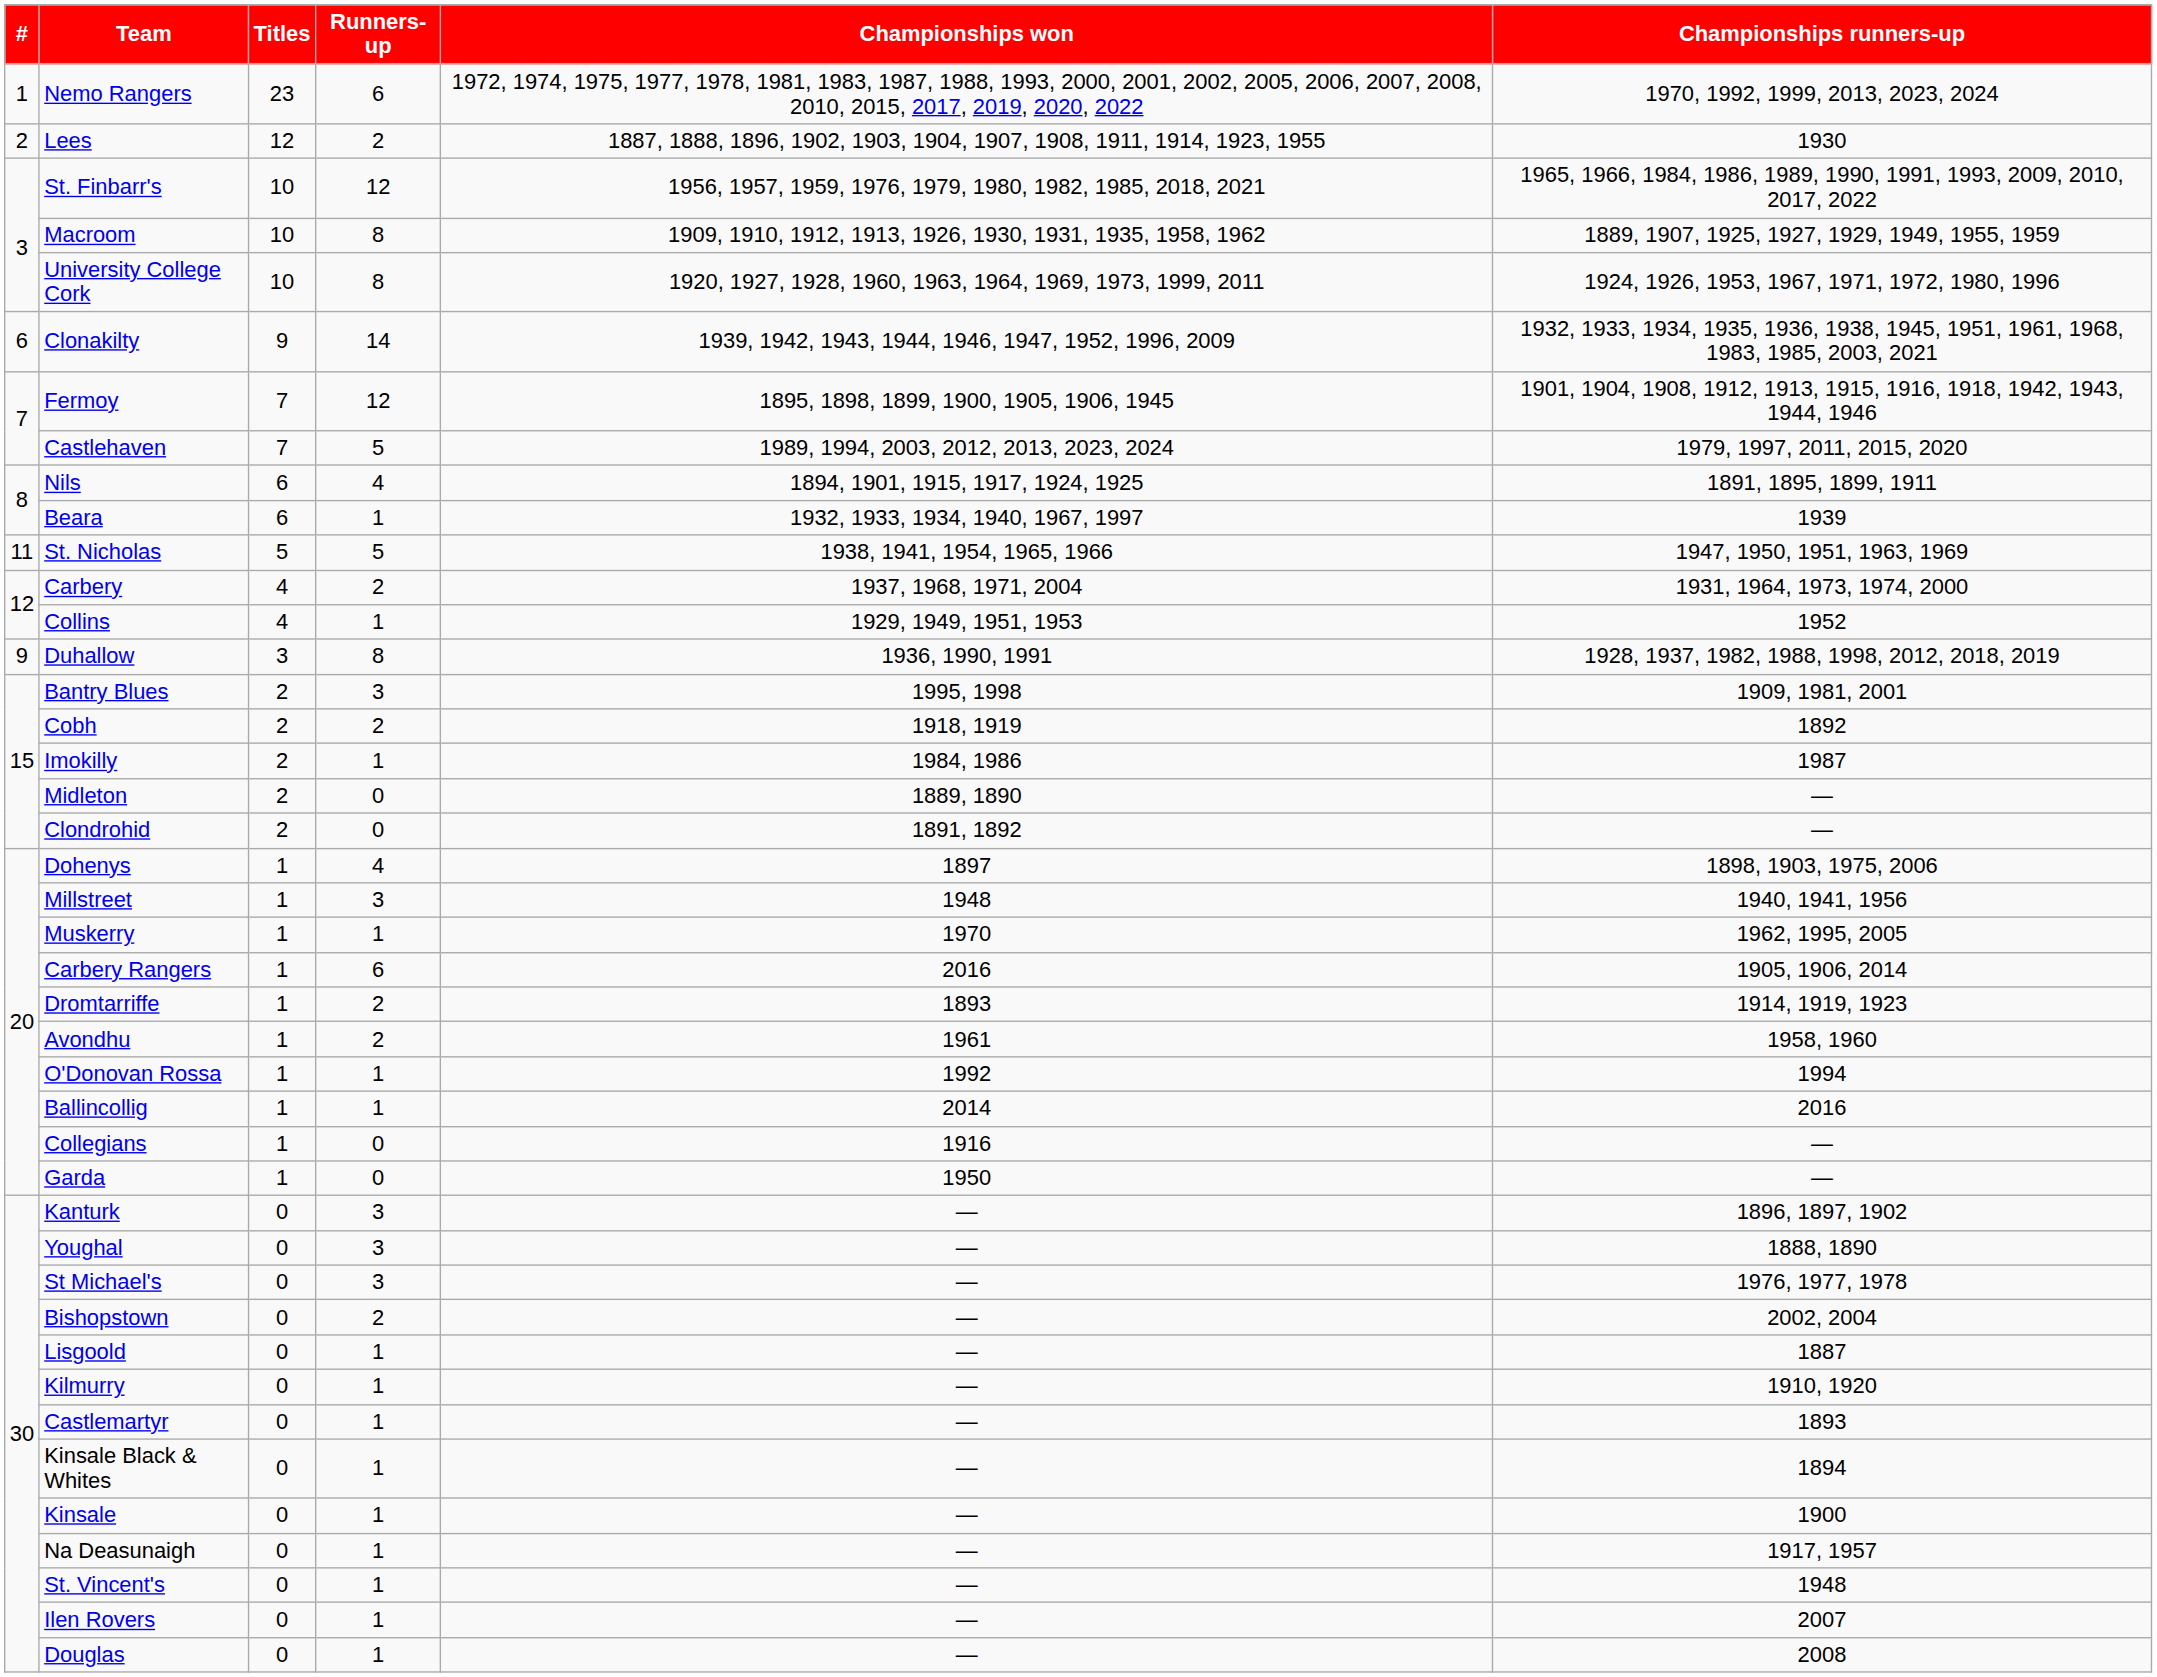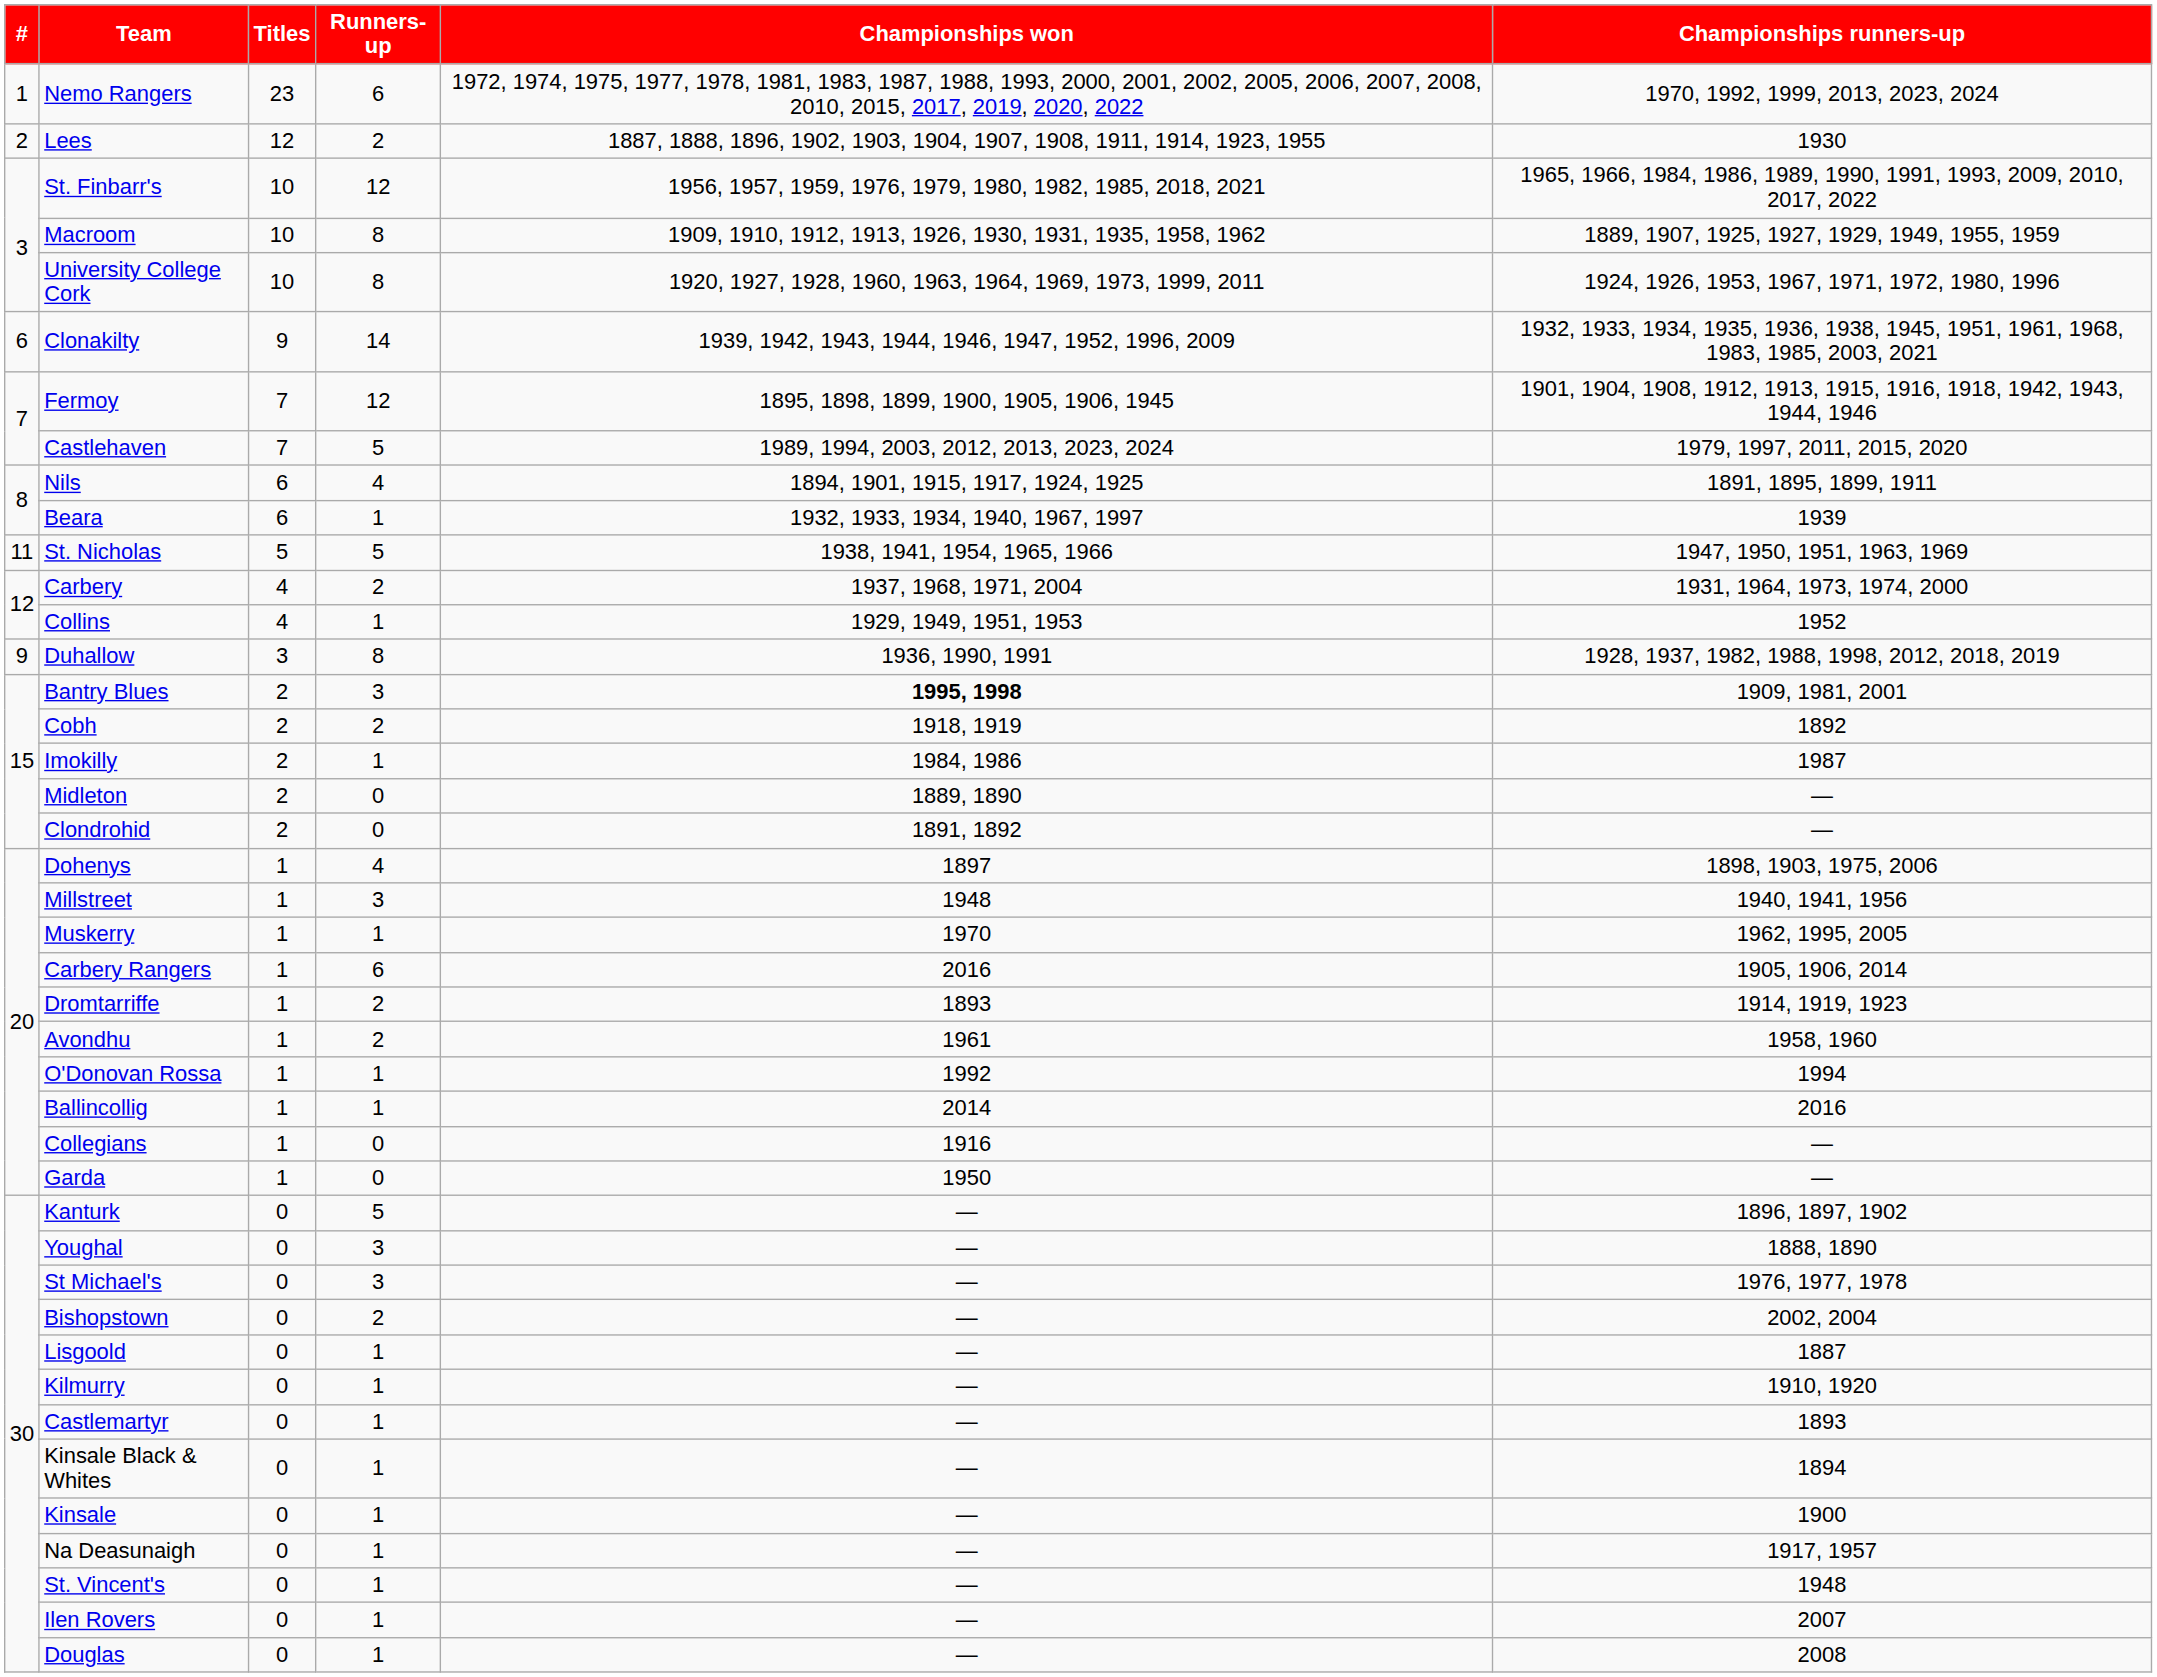(967, 691) normal -> (967, 691) bold
(378, 1212) 3 -> (378, 1212) 5
